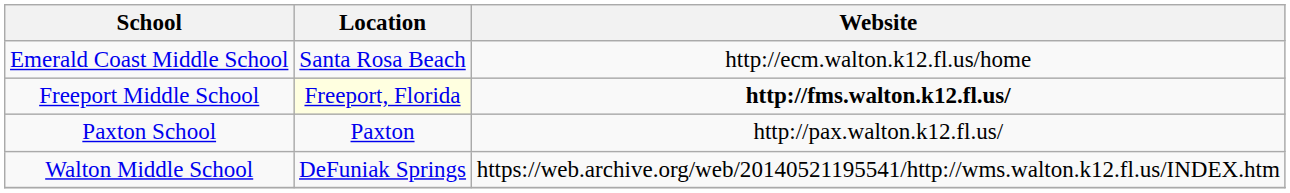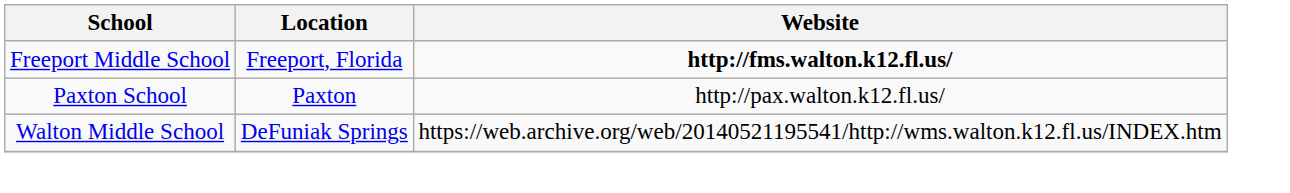- row: (149, 59)
(383, 95) lightyellow background -> (324, 59) no background
